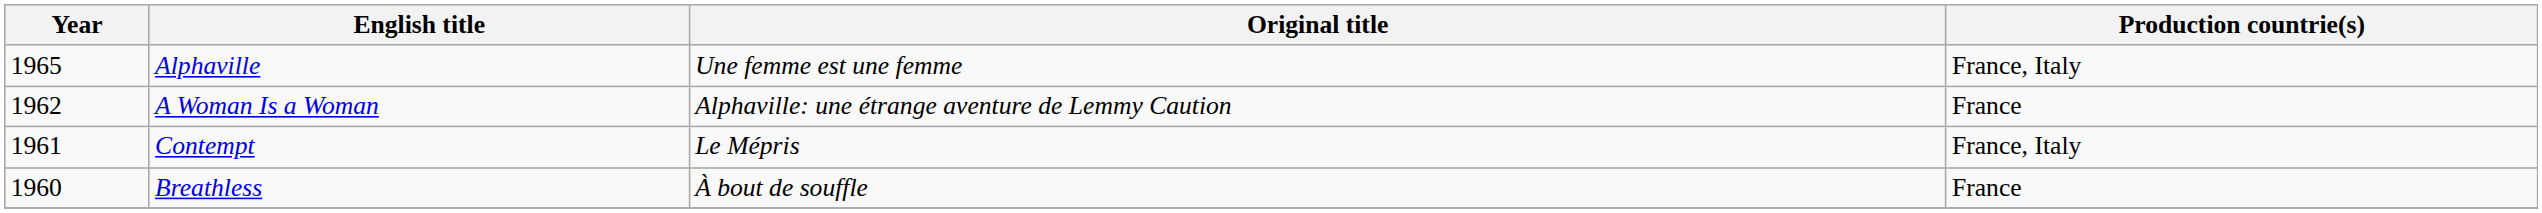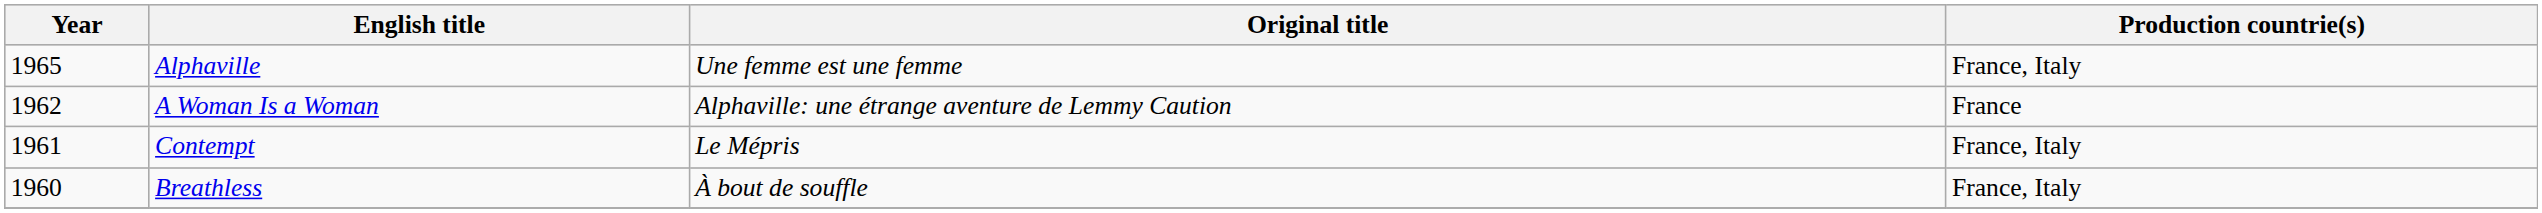(1987, 187) France -> (2017, 187) France, Italy
